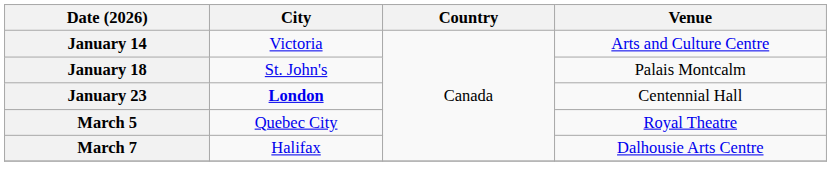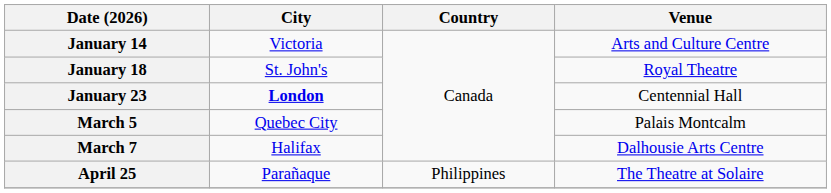(690, 69) Palais Montcalm -> (690, 69) Royal Theatre
(690, 122) Royal Theatre -> (690, 122) Palais Montcalm
+ row: (107, 174)
